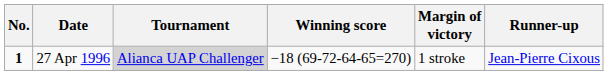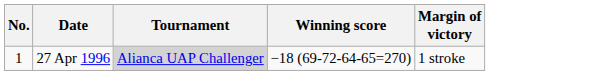- column: (544, 25)
(19, 58) bold -> (19, 58) normal
